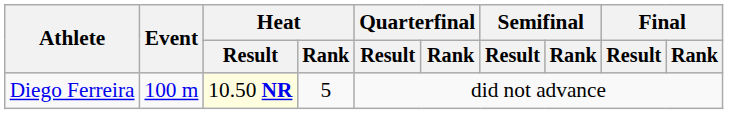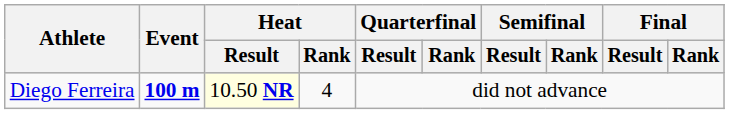(171, 90) normal -> (172, 90) bold
(326, 90) 5 -> (327, 90) 4
